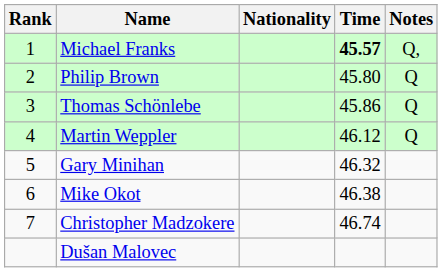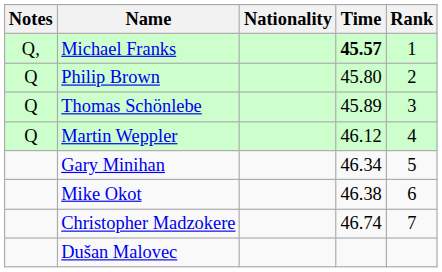columns swapped: (30, 19) <-> (411, 19)
(360, 106) 45.86 -> (361, 106) 45.89
(360, 164) 46.32 -> (361, 164) 46.34
